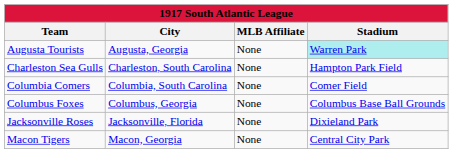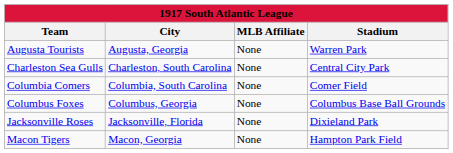(338, 49) paleturquoise background -> (338, 49) no background
(356, 67) Hampton Park Field -> (350, 67) Central City Park
(350, 139) Central City Park -> (356, 139) Hampton Park Field
